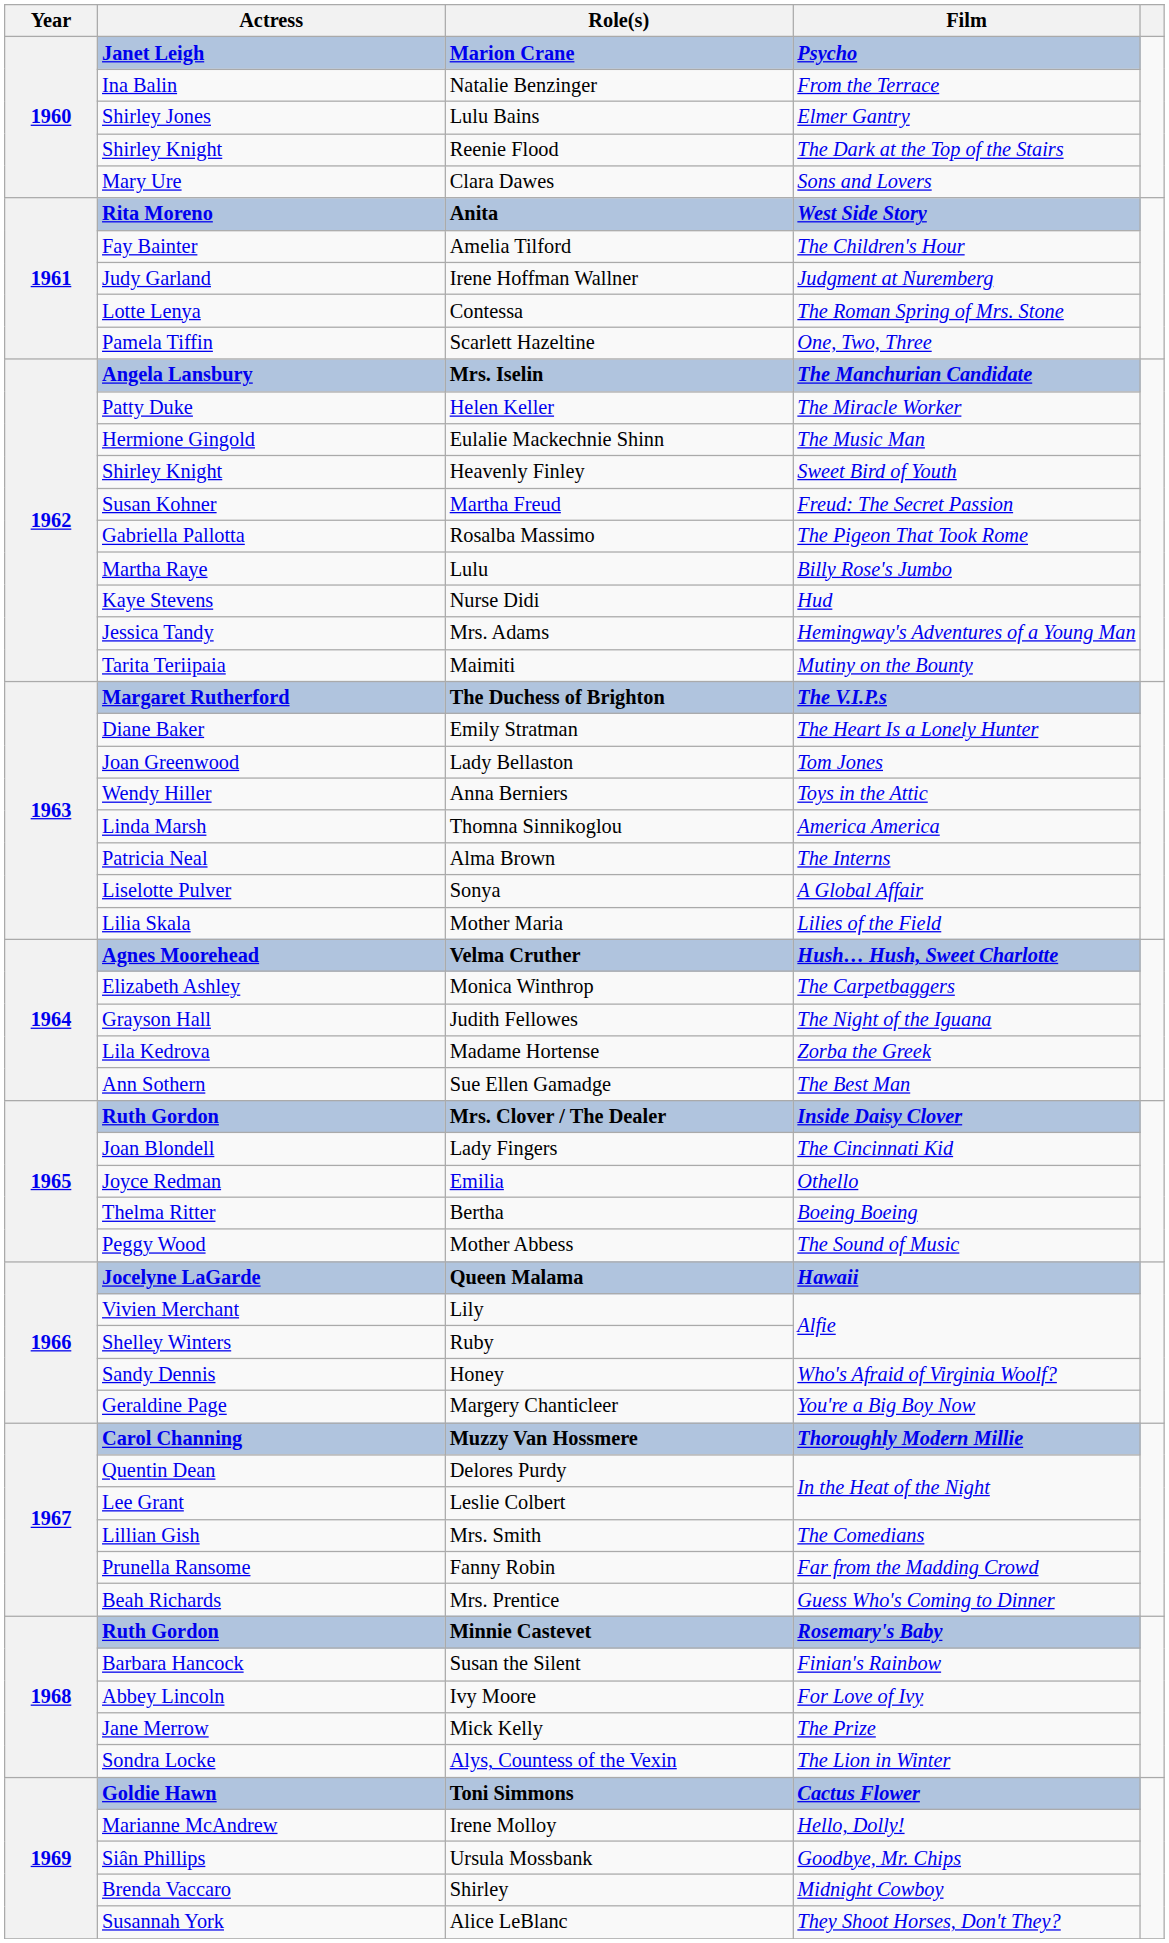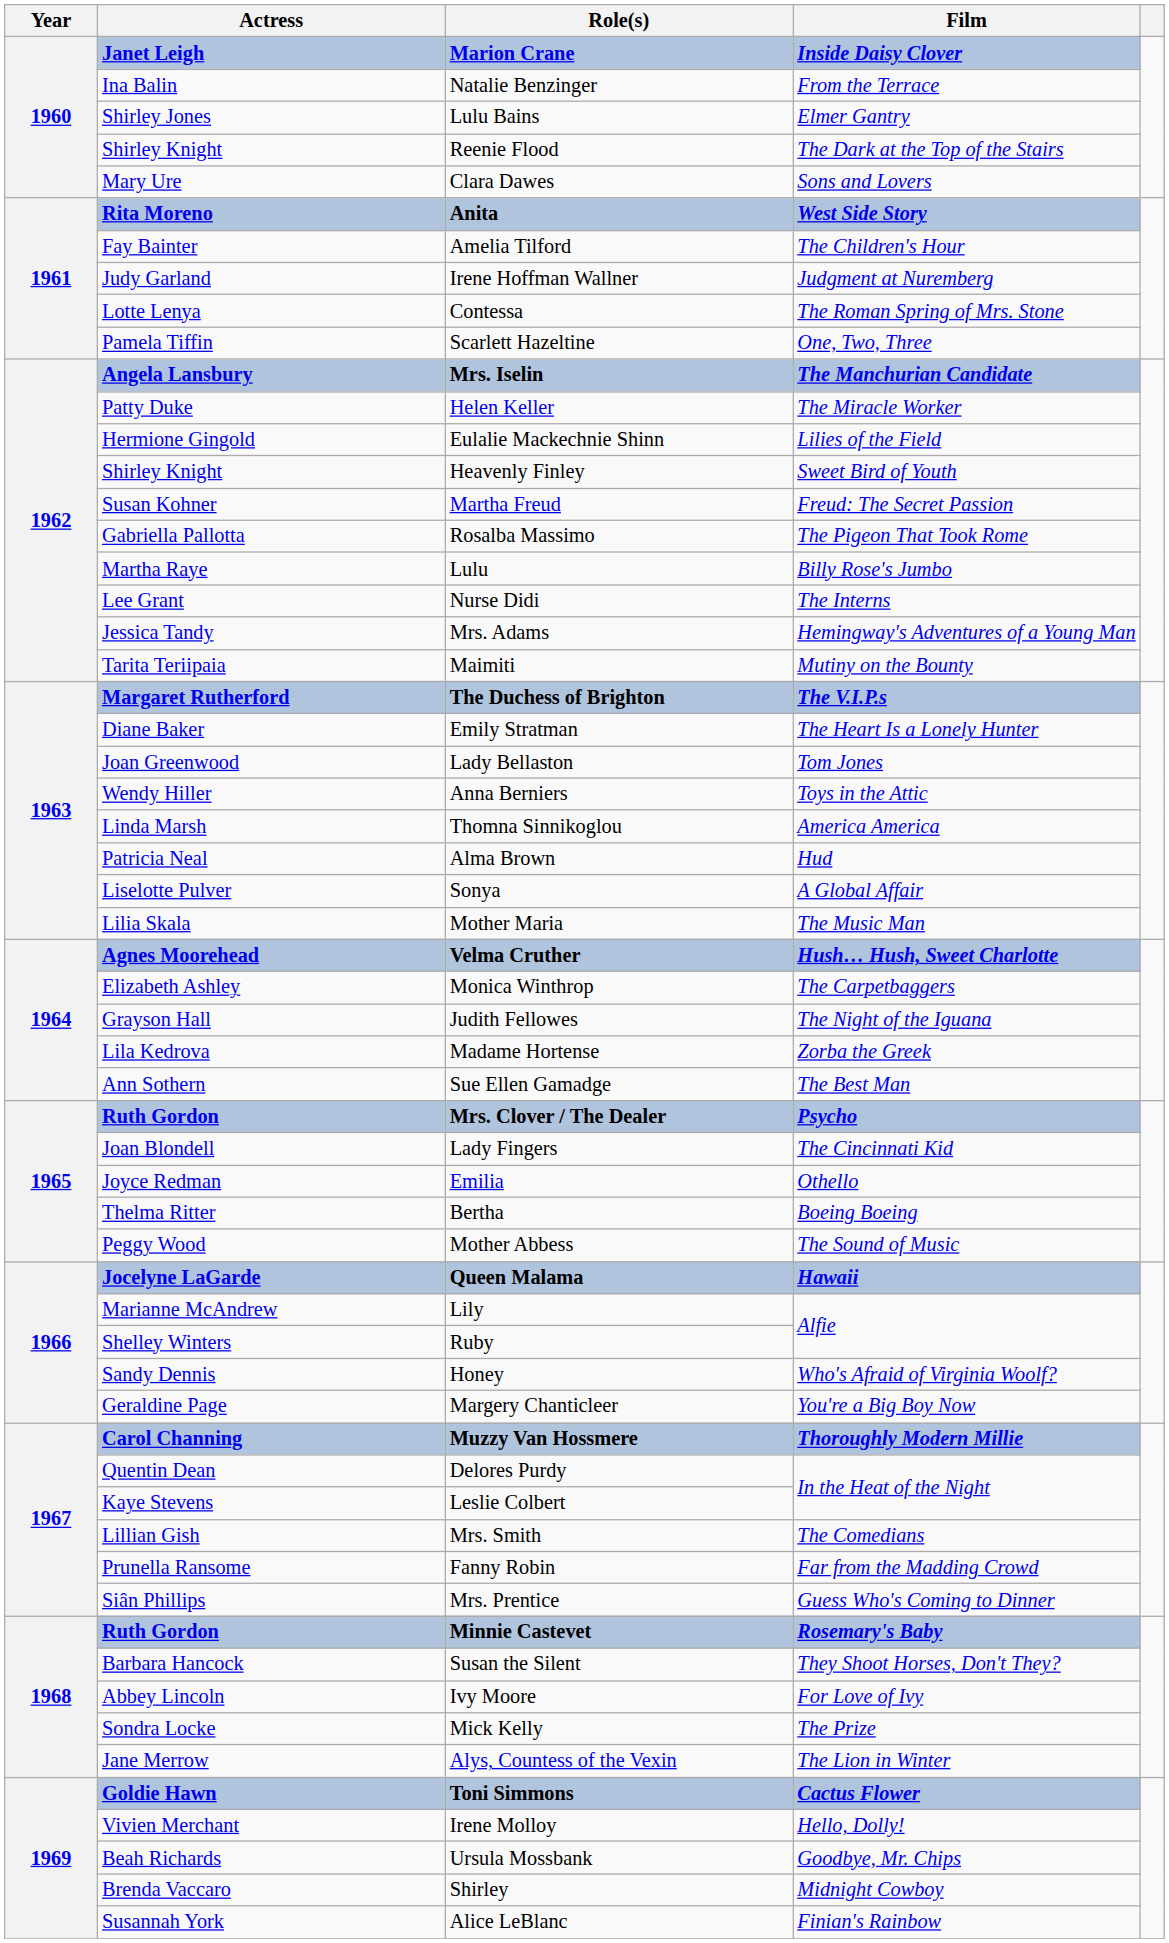(827, 52) Psycho -> (880, 52) Inside Daisy Clover
(861, 439) The Music Man -> (869, 439) Lilies of the Field
(158, 600) Kaye Stevens -> (143, 600) Lee Grant
(815, 600) Hud -> (844, 600) The Interns
(844, 858) The Interns -> (815, 858) Hud
(869, 922) Lilies of the Field -> (861, 922) The Music Man
(880, 1116) Inside Daisy Clover -> (827, 1116) Psycho
(171, 1309) Vivien Merchant -> (190, 1309) Marianne McAndrew
(143, 1503) Lee Grant -> (158, 1503) Kaye Stevens
(162, 1599) Beah Richards -> (154, 1599) Siân Phillips
(869, 1664) Finian's Rainbow -> (929, 1664) They Shoot Horses, Don't They?
(155, 1728) Jane Merrow -> (159, 1728) Sondra Locke
(159, 1760) Sondra Locke -> (155, 1760) Jane Merrow
(190, 1825) Marianne McAndrew -> (171, 1825) Vivien Merchant
(154, 1857) Siân Phillips -> (162, 1857) Beah Richards
(929, 1921) They Shoot Horses, Don't They? -> (869, 1921) Finian's Rainbow
